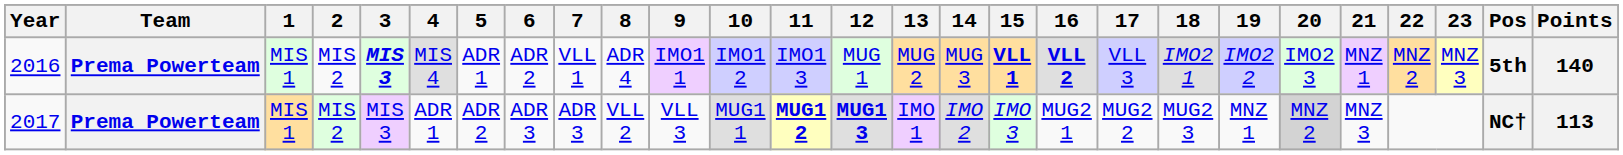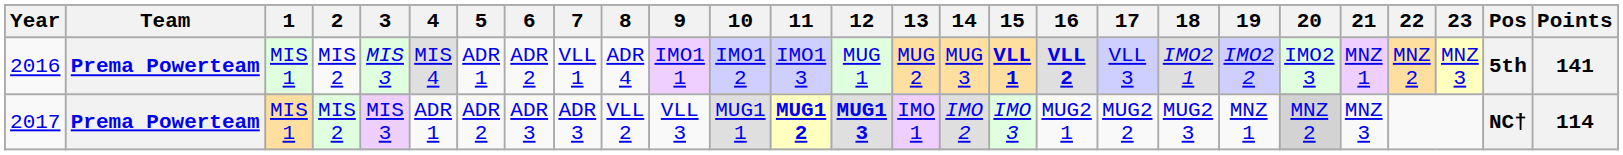(385, 66) bold -> (385, 66) normal
(1575, 66) 140 -> (1575, 66) 141
(1575, 122) 113 -> (1575, 122) 114
